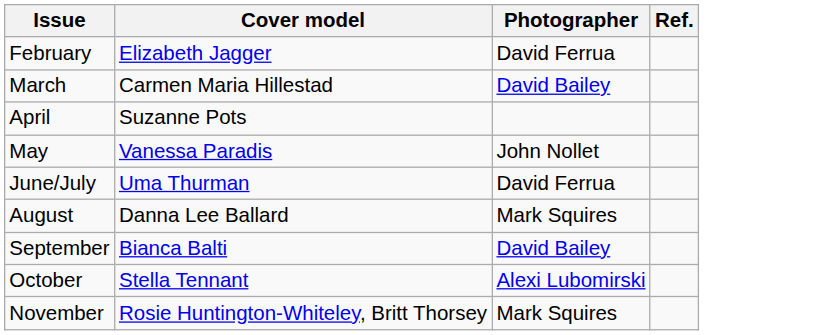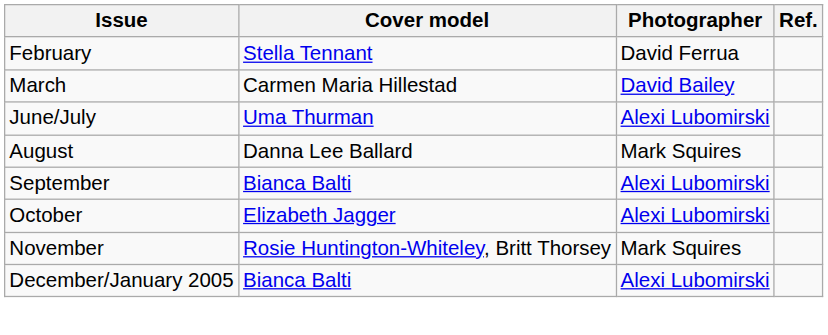(195, 53) Elizabeth Jagger -> (308, 53) Stella Tennant
- row: (30, 118)
- row: (29, 150)
(556, 183) David Ferrua -> (695, 118) Alexi Lubomirski
(553, 248) David Bailey -> (695, 183) Alexi Lubomirski
(184, 280) Stella Tennant -> (319, 215) Elizabeth Jagger
+ row: (121, 280)
